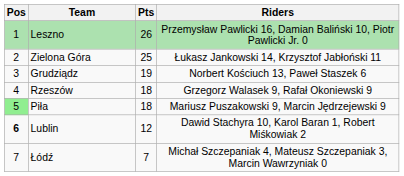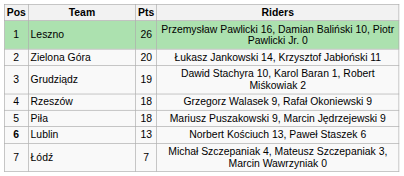(146, 57) 25 -> (146, 57) 20
(278, 73) Norbert Kościuch 13, Paweł Staszek 6 -> (278, 79) Dawid Stachyra 10, Karol Baran 1, Robert Miśkowiak 2
(16, 106) lightgreen background -> (16, 118) no background
(146, 129) 12 -> (146, 135) 13
(278, 129) Dawid Stachyra 10, Karol Baran 1, Robert Miśkowiak 2 -> (278, 135) Norbert Kościuch 13, Paweł Staszek 6
